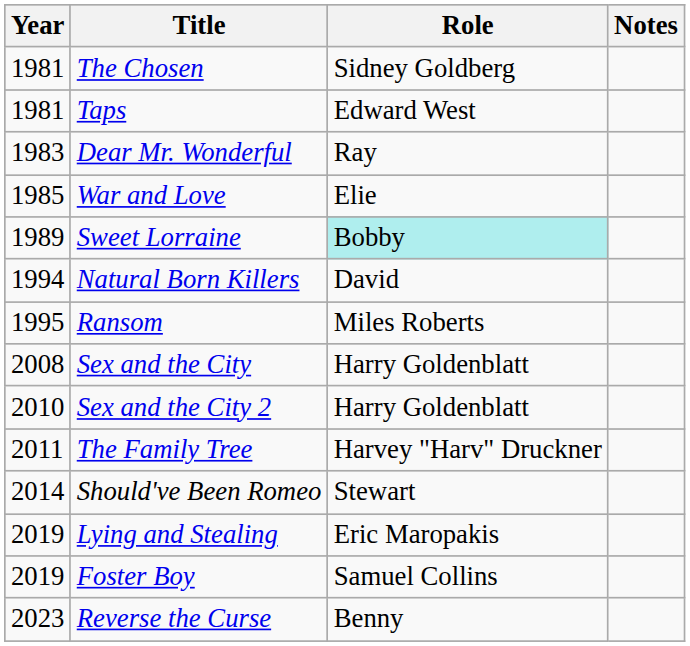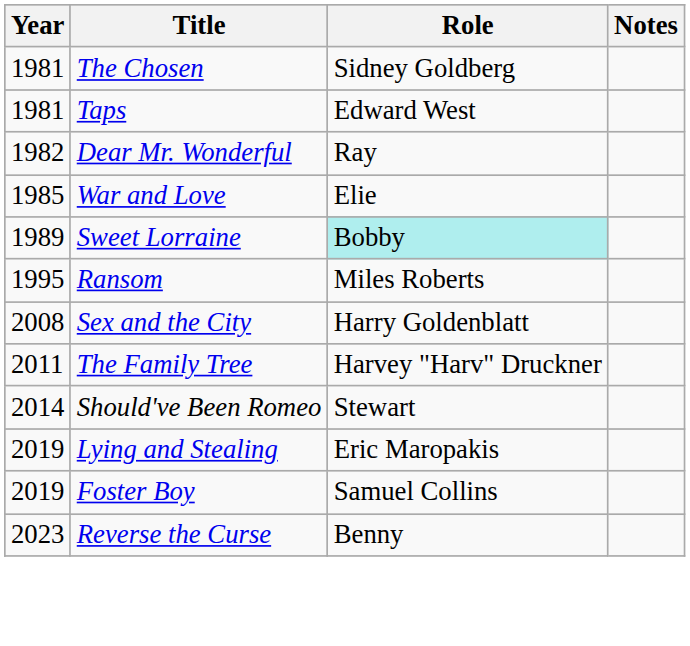(38, 152) 1983 -> (38, 152) 1982
- row: (188, 279)
- row: (174, 407)
